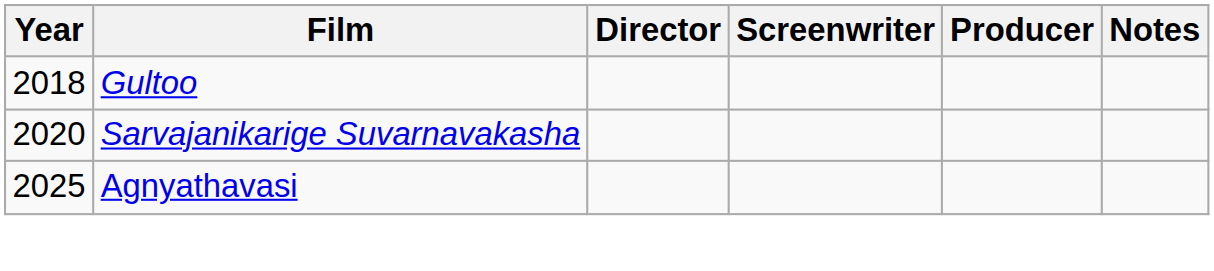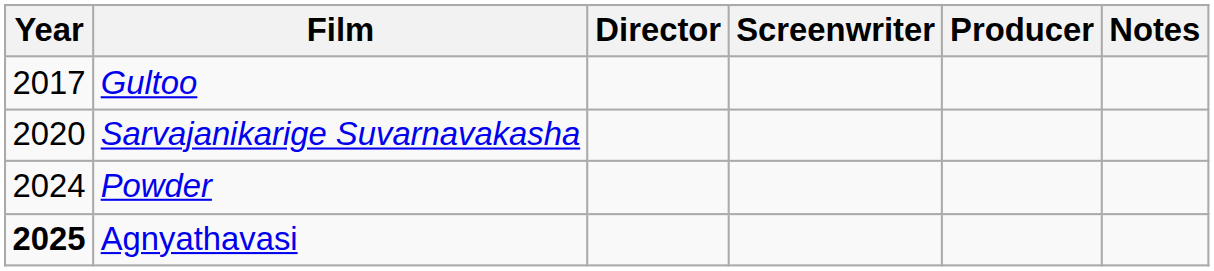(49, 82) 2018 -> (49, 82) 2017
+ row: (156, 186)
(49, 186) normal -> (49, 238) bold
